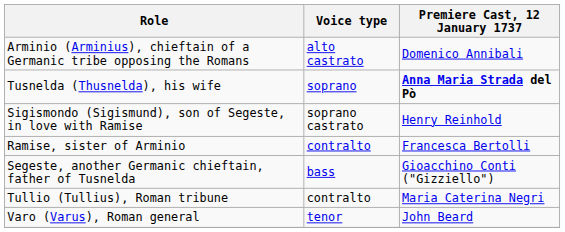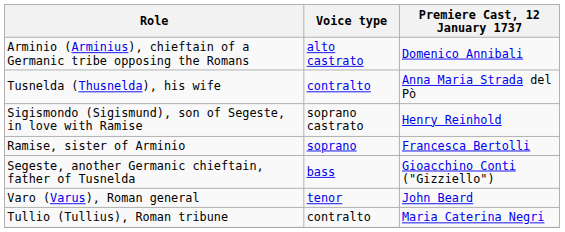(332, 87) soprano -> (339, 87) contralto
(477, 87) bold -> (477, 87) normal
(339, 146) contralto -> (332, 146) soprano
rows swapped: (103, 217) <-> (118, 198)
